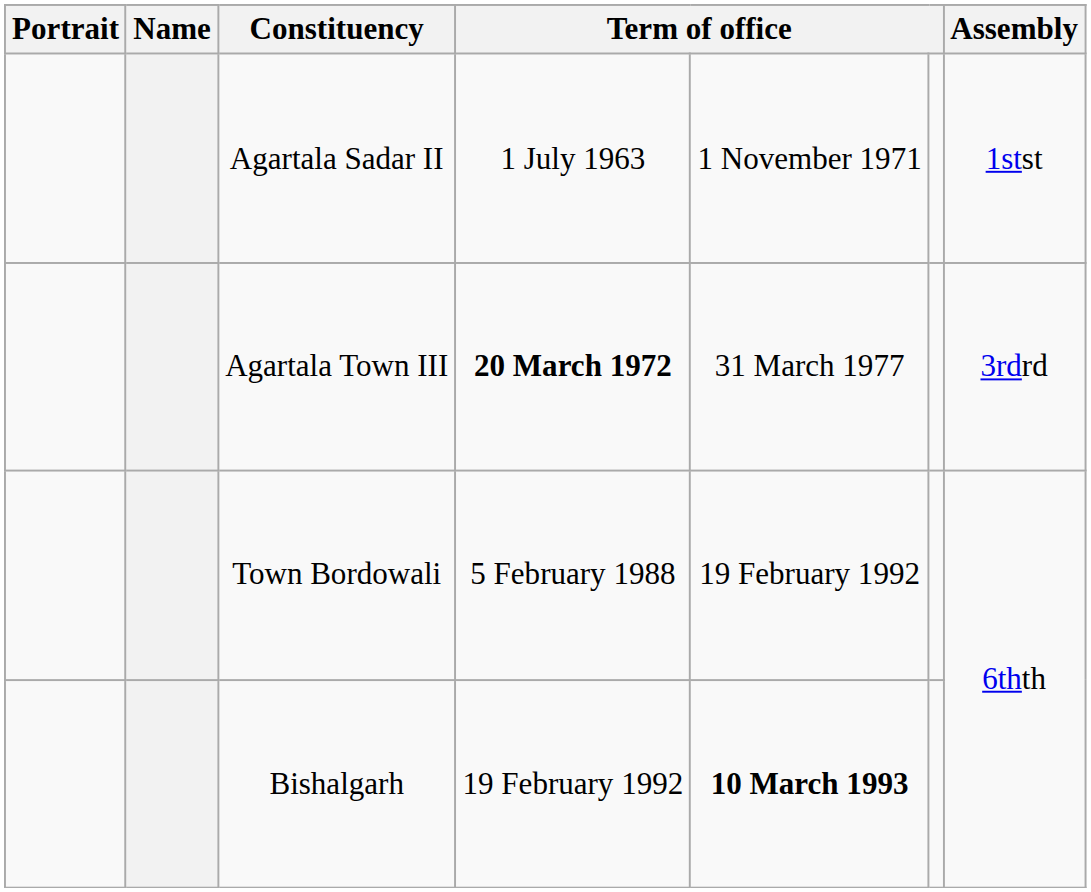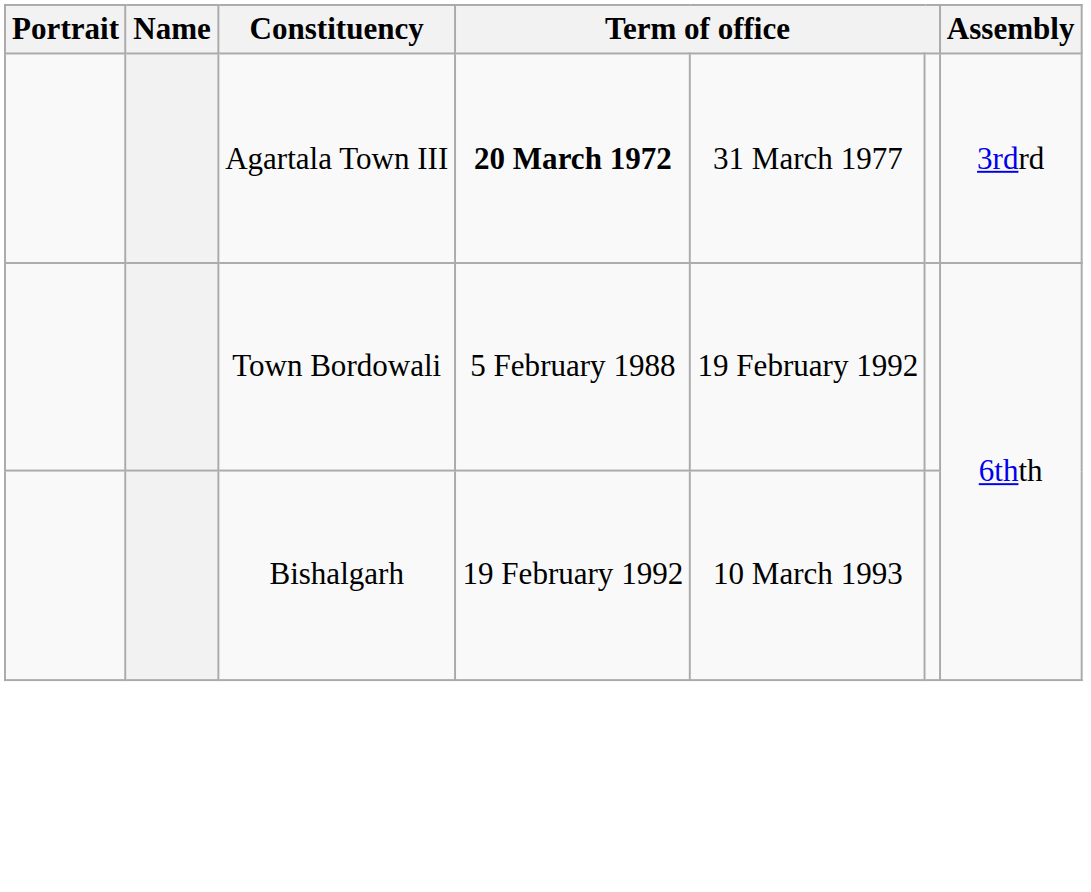- row: (337, 157)
(810, 782) bold -> (808, 574) normal
